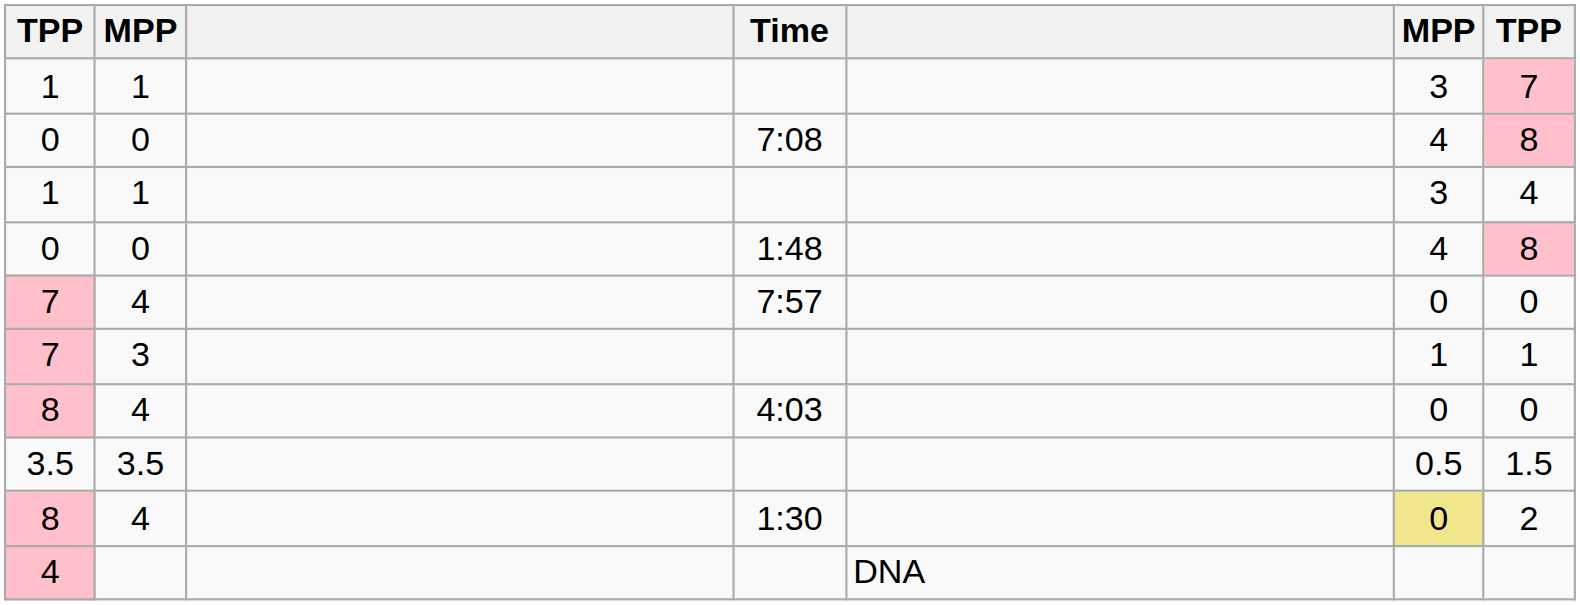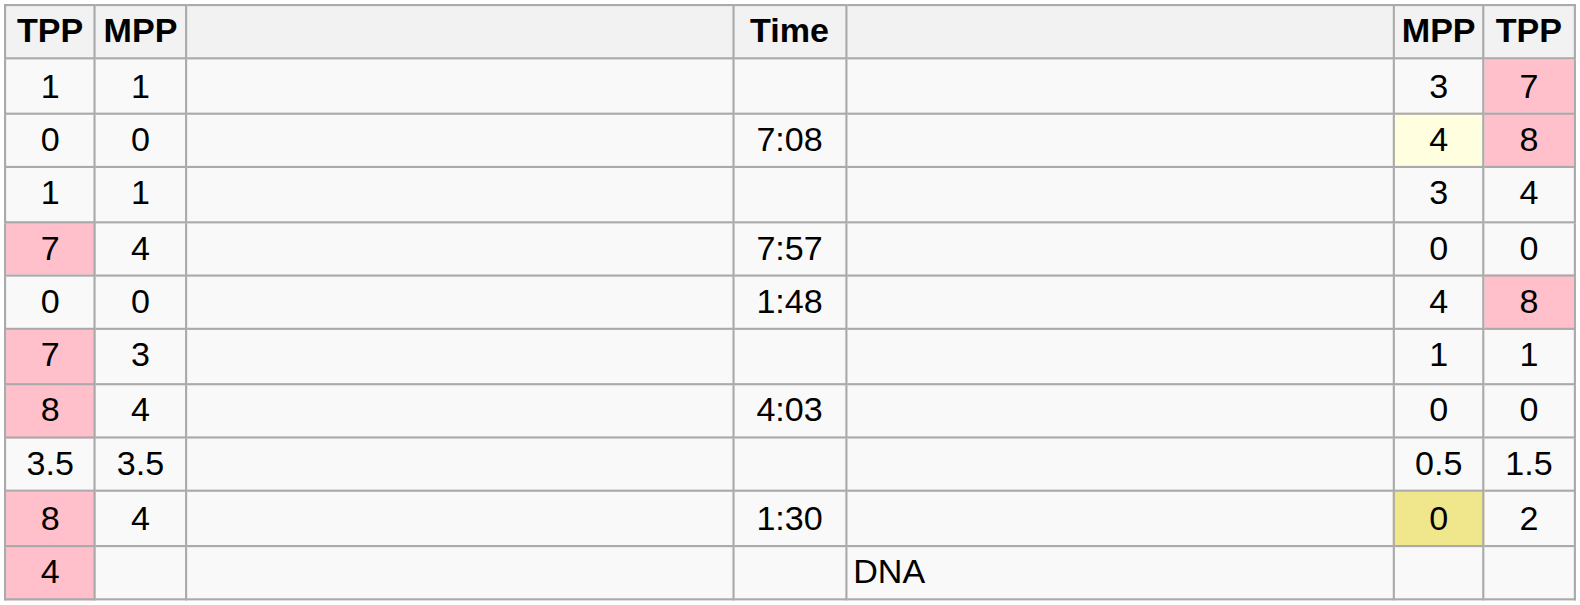(1439, 139) no background -> (1439, 139) lightyellow background
rows swapped: (50, 301) <-> (50, 247)
